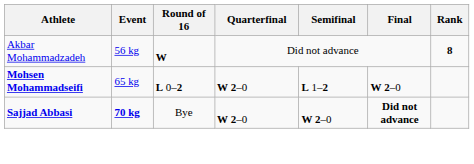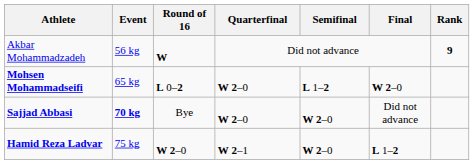(450, 51) 8 -> (450, 51) 9
(400, 113) bold -> (400, 113) normal
+ row: (55, 144)
